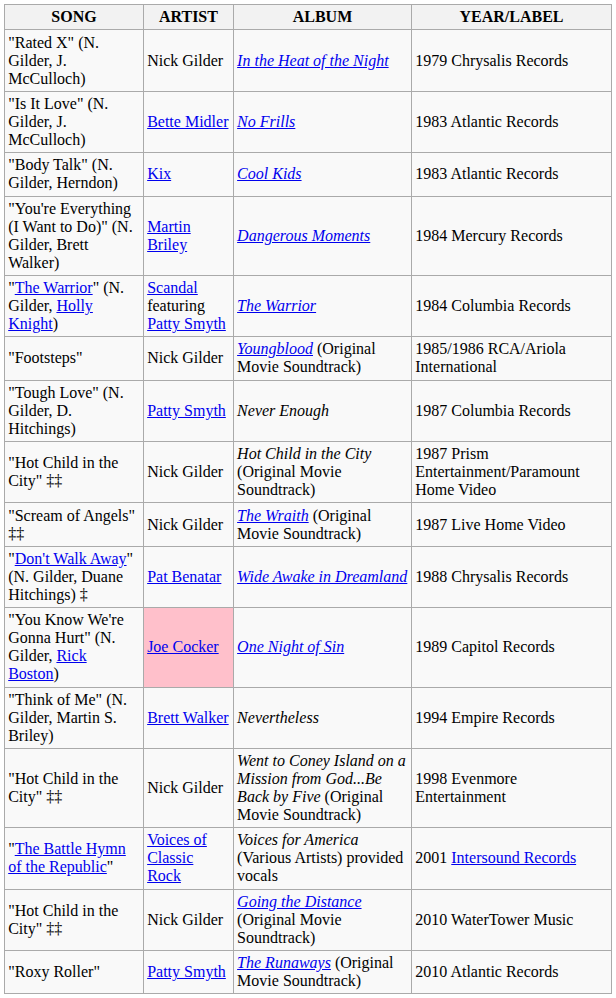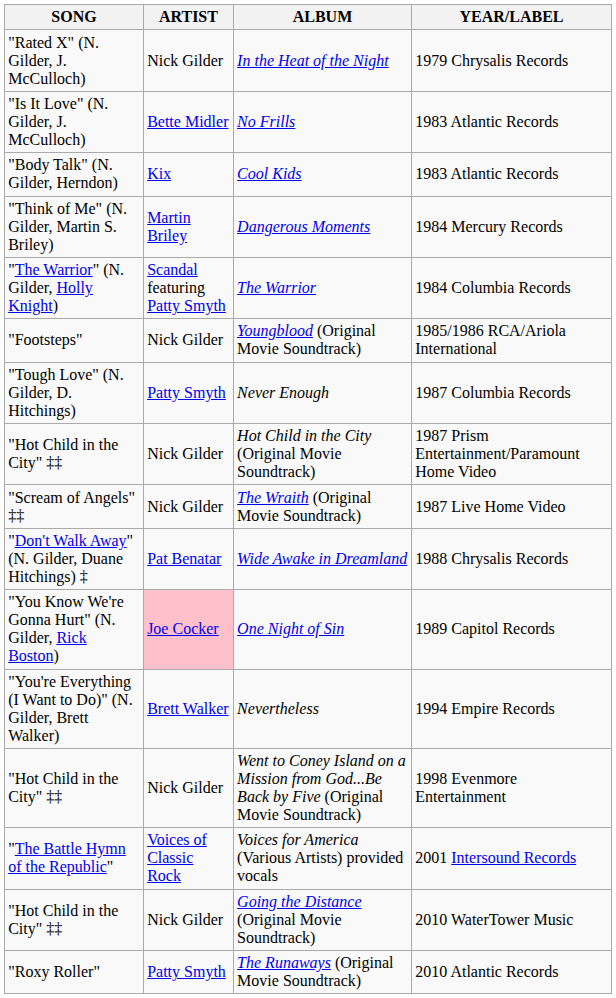(70, 235) "You're Everything (I Want to Do)" (N. Gilder, Brett Walker) -> (68, 226) "Think of Me" (N. Gilder, Martin S. Briley)
(68, 717) "Think of Me" (N. Gilder, Martin S. Briley) -> (70, 708) "You're Everything (I Want to Do)" (N. Gilder, Brett Walker)
